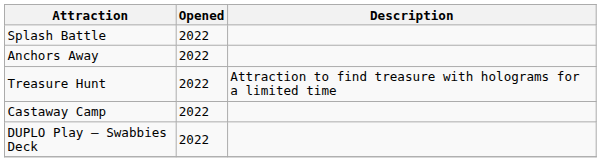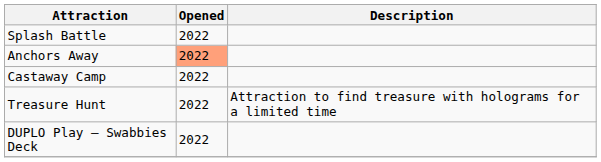(194, 56) no background -> (194, 56) lightsalmon background
rows swapped: (57, 84) <-> (57, 112)
